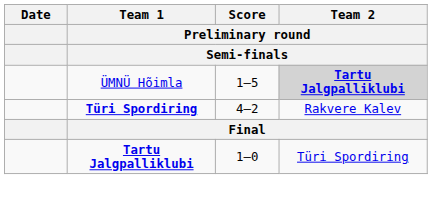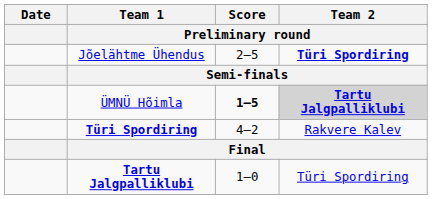+ row: (142, 55)
(247, 82) normal -> (247, 102) bold
